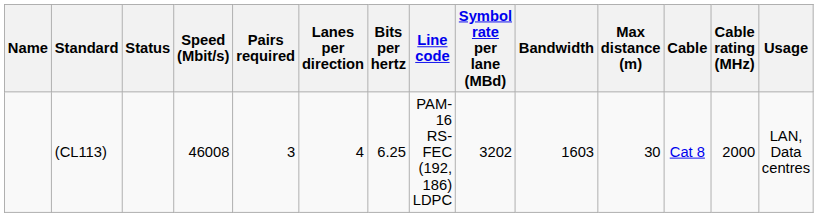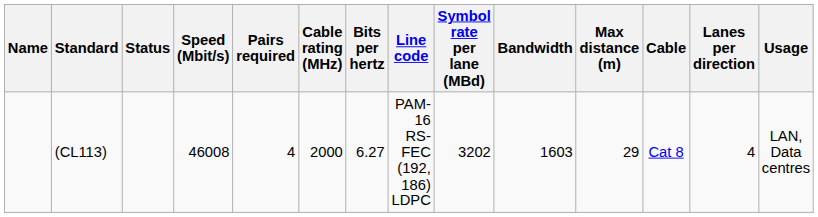columns swapped: (333, 48) <-> (735, 48)
(291, 152) 3 -> (291, 152) 4
(392, 152) 6.25 -> (370, 152) 6.27
(652, 152) 30 -> (631, 152) 29
